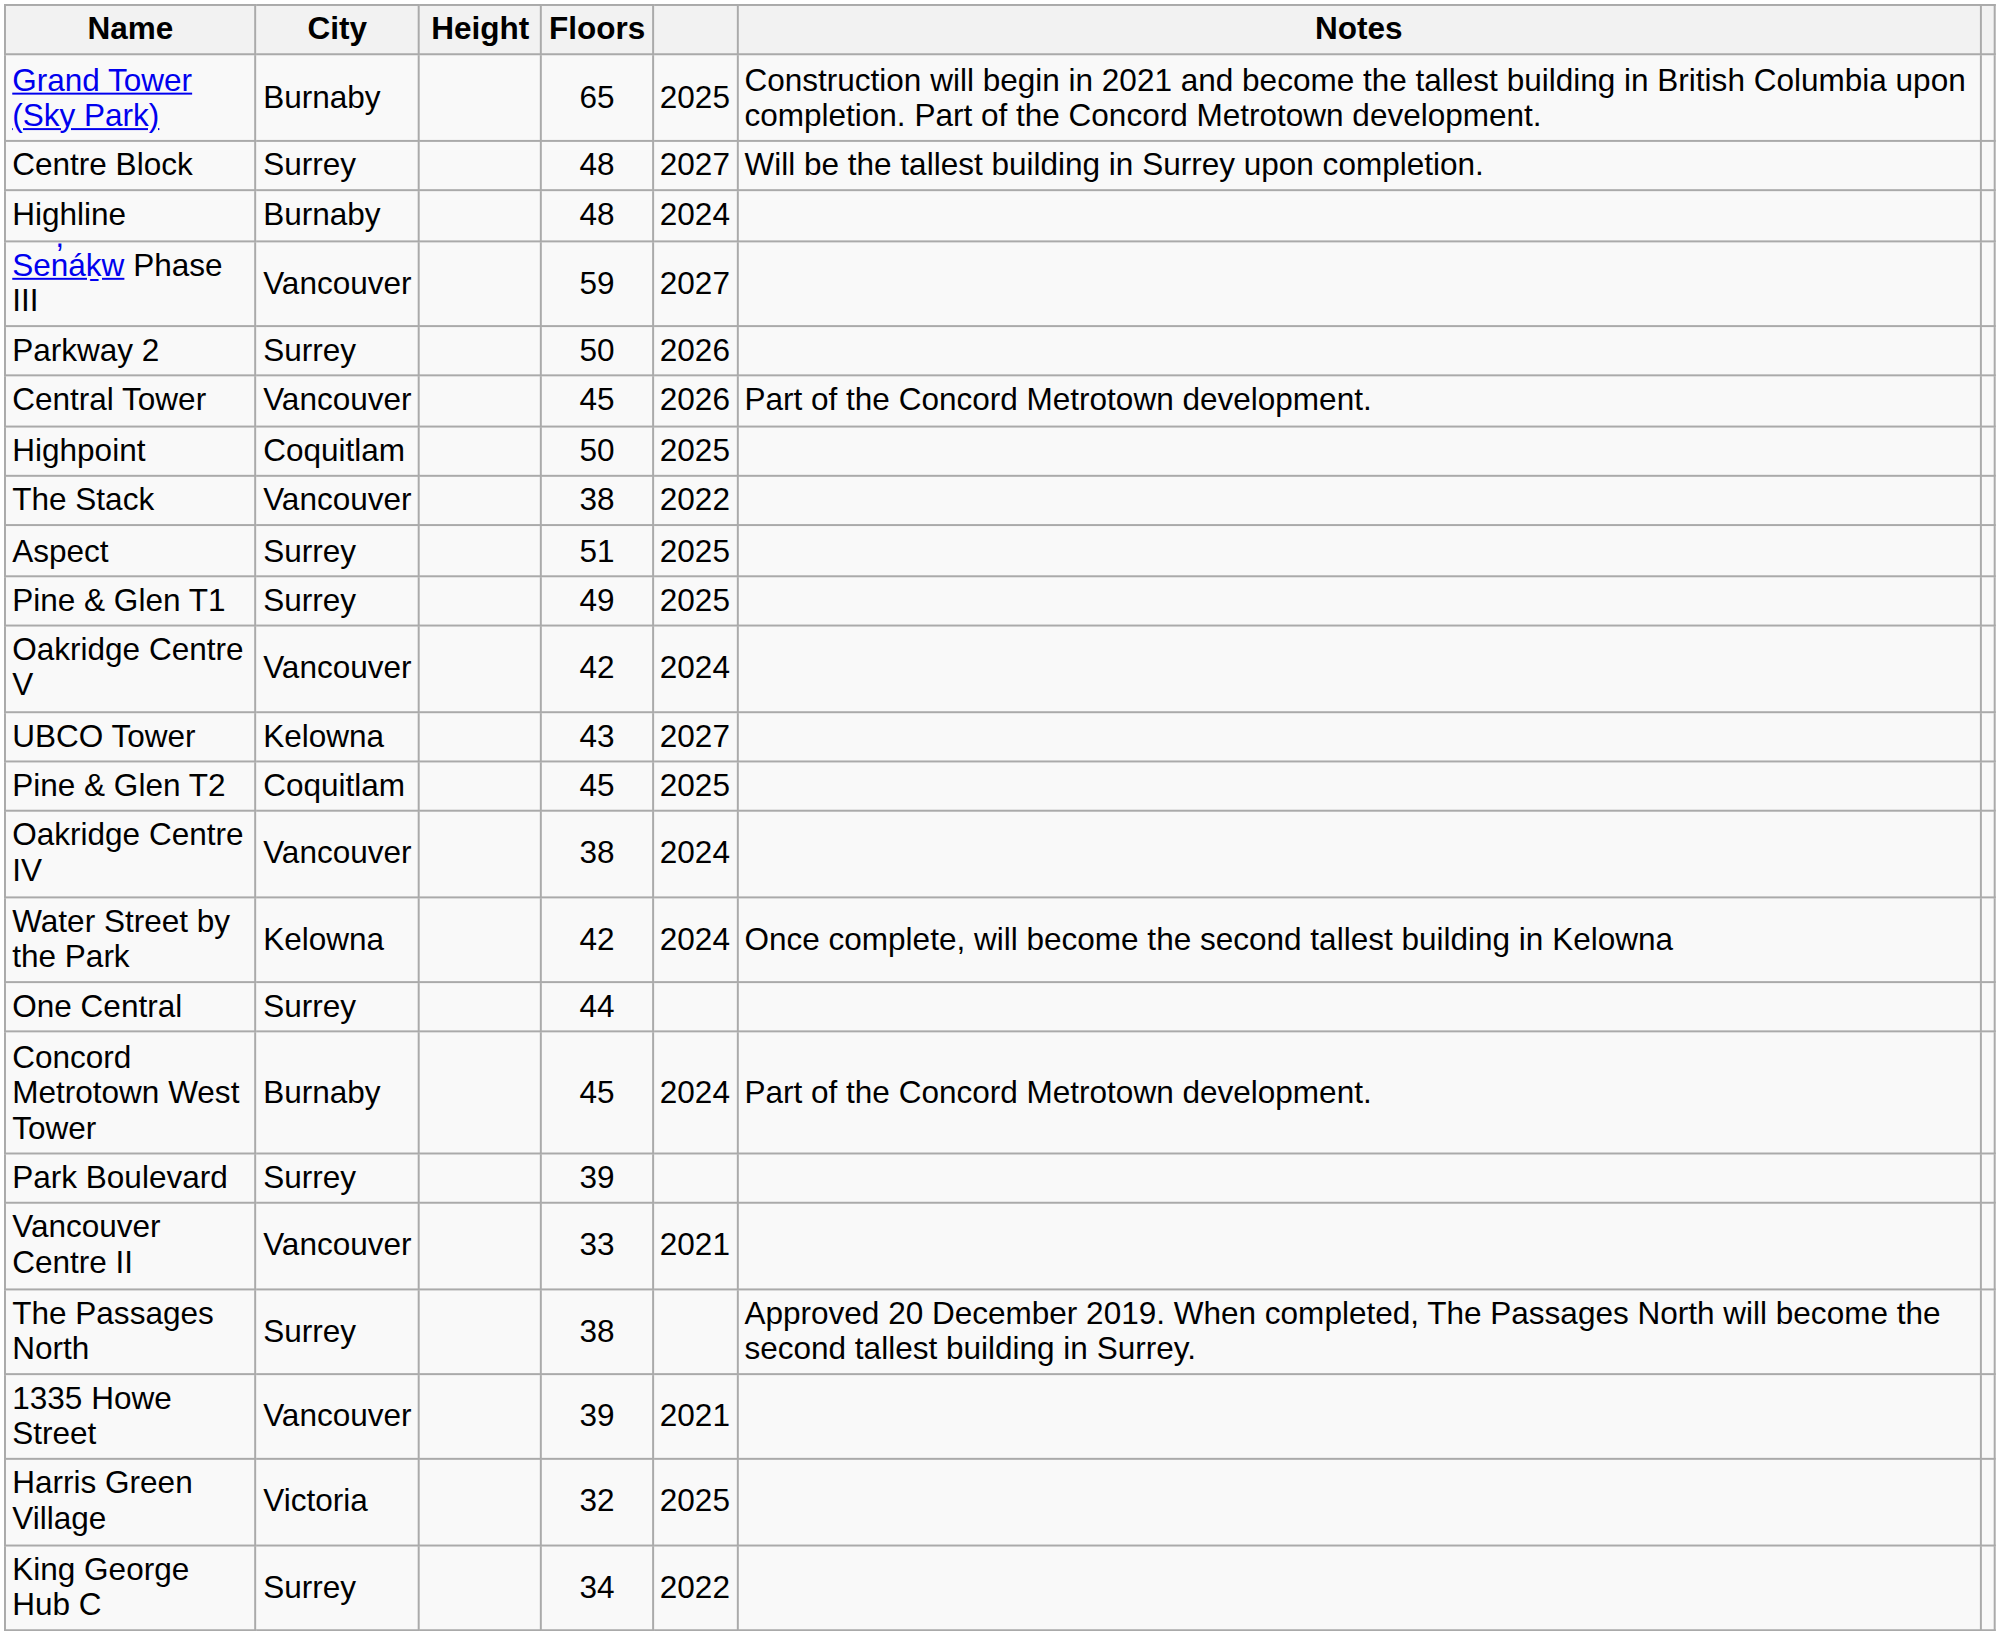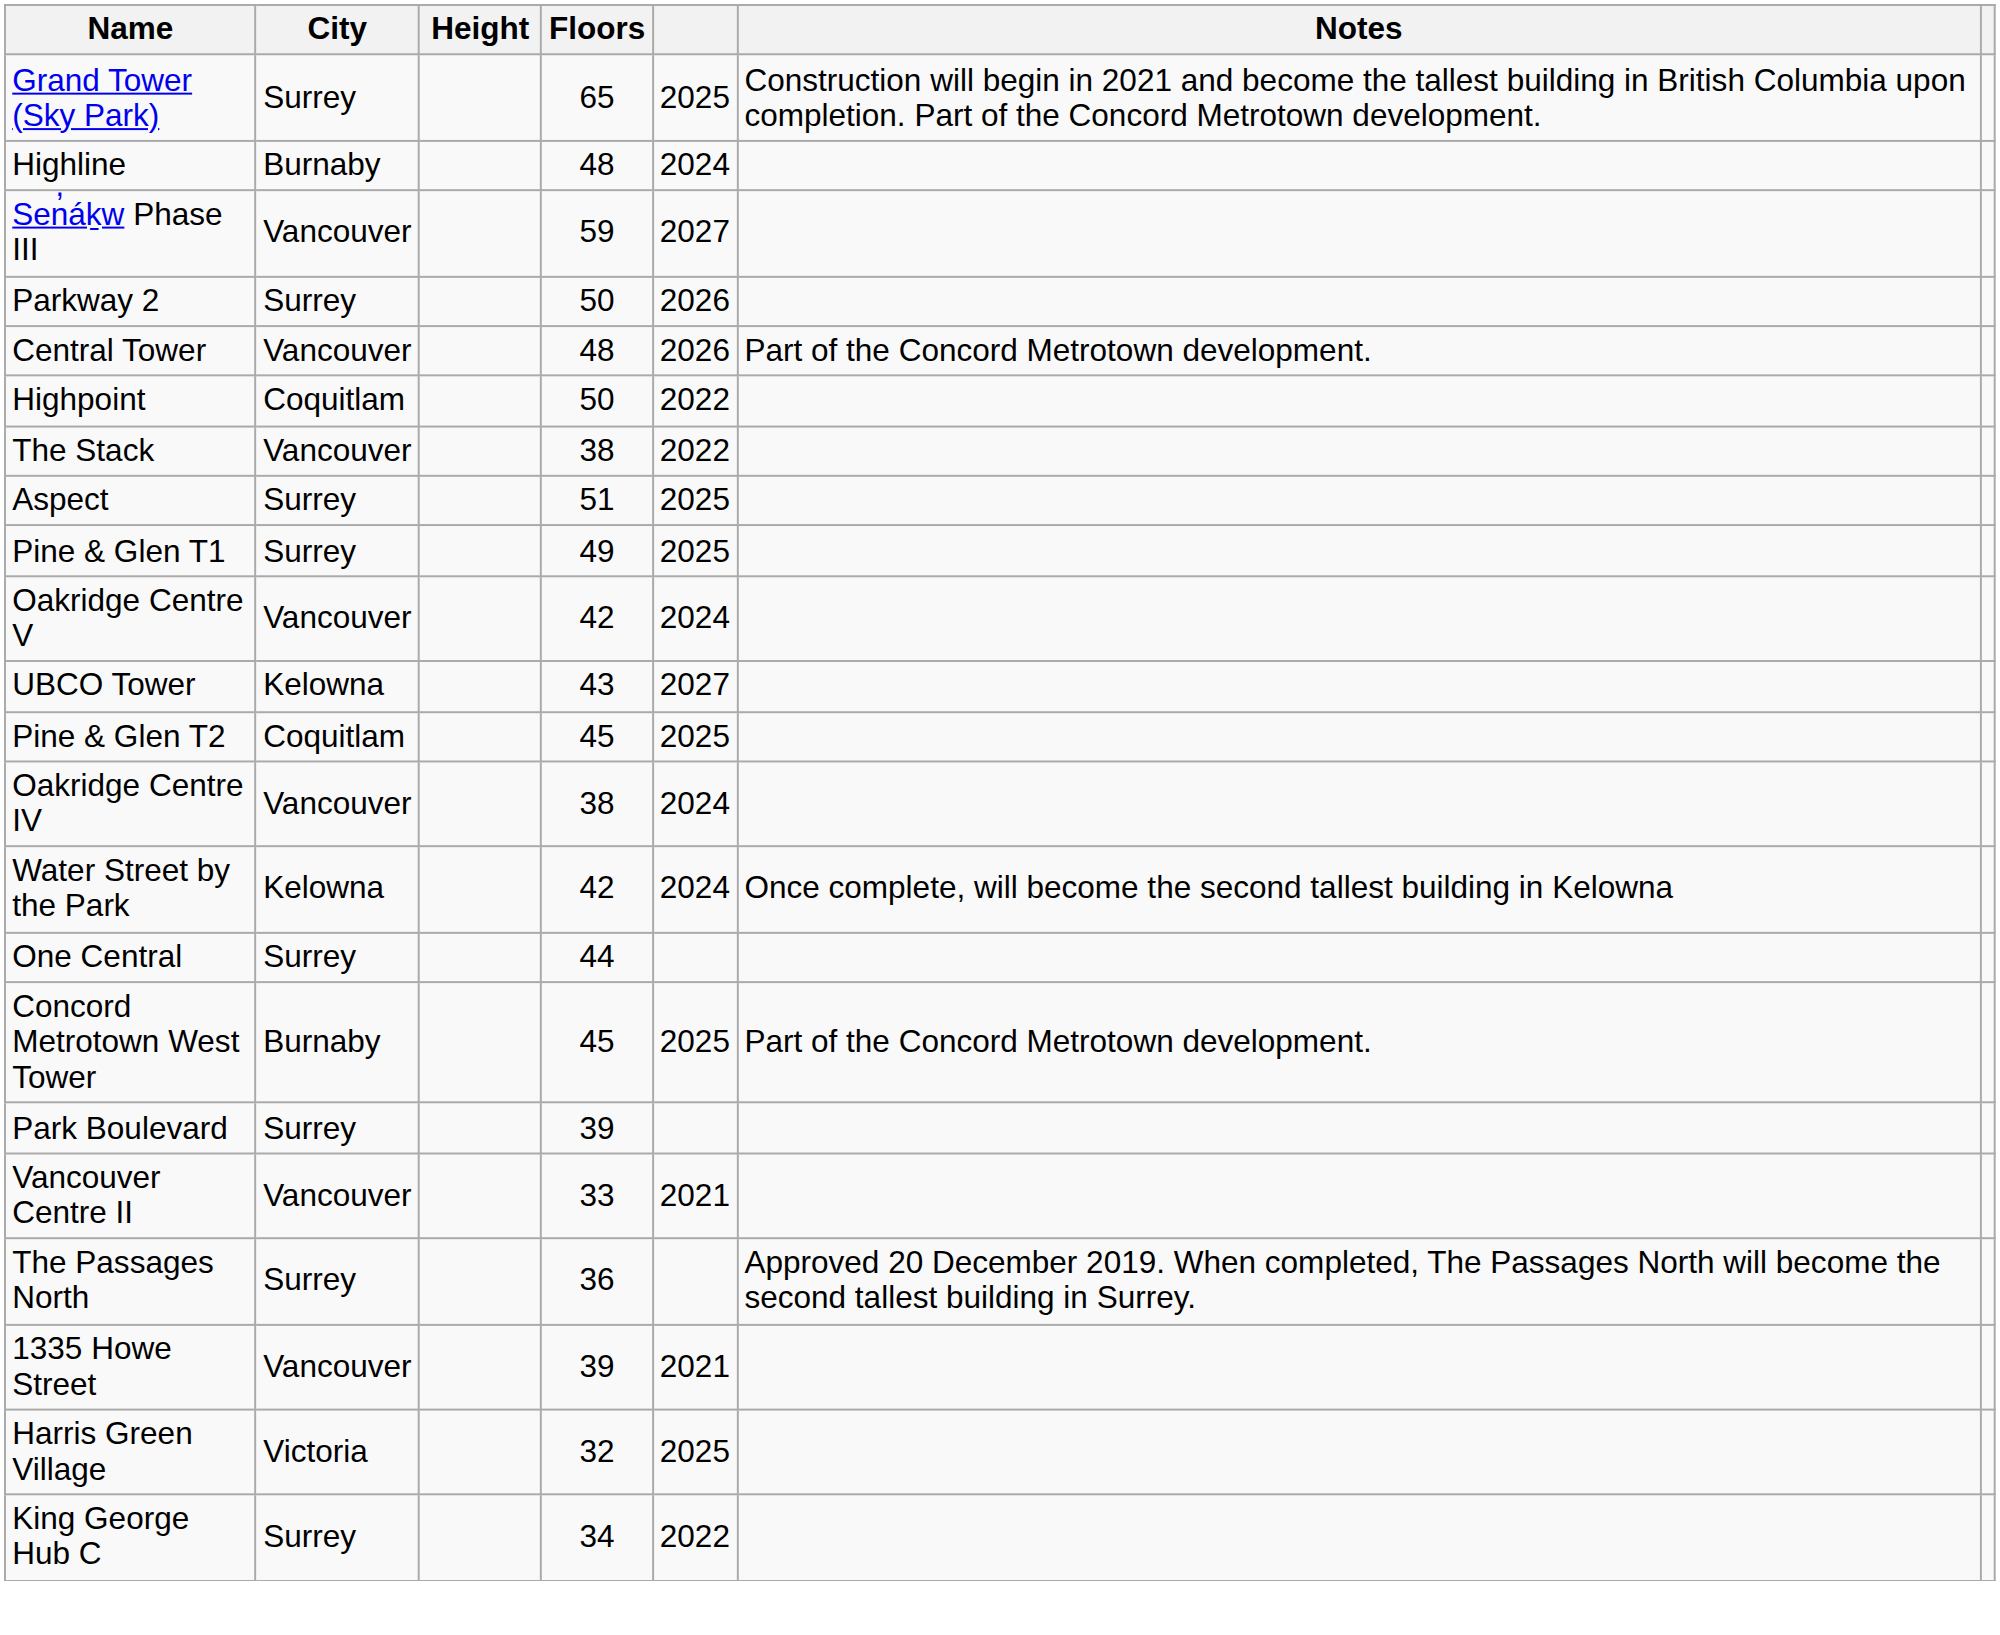(322, 97) Burnaby -> (310, 97) Surrey
- row: (102, 164)
(597, 400) 45 -> (597, 350) 48
(695, 450) 2025 -> (695, 400) 2022
(695, 1092) 2024 -> (695, 1042) 2025
(597, 1330) 38 -> (597, 1280) 36
